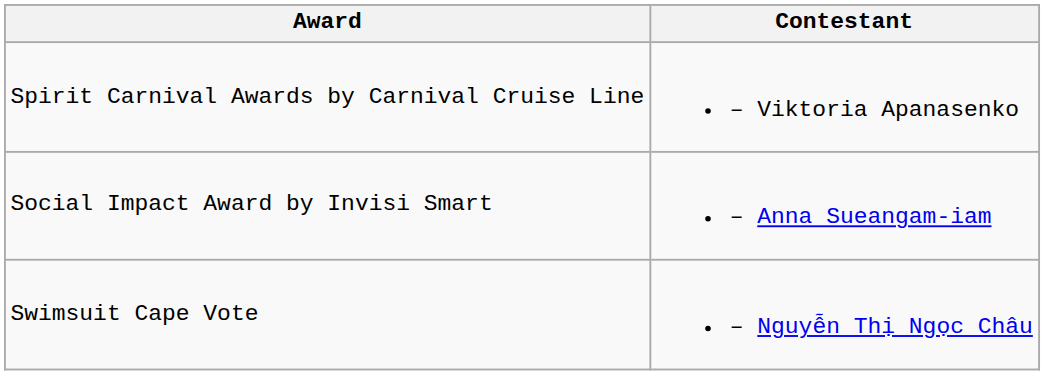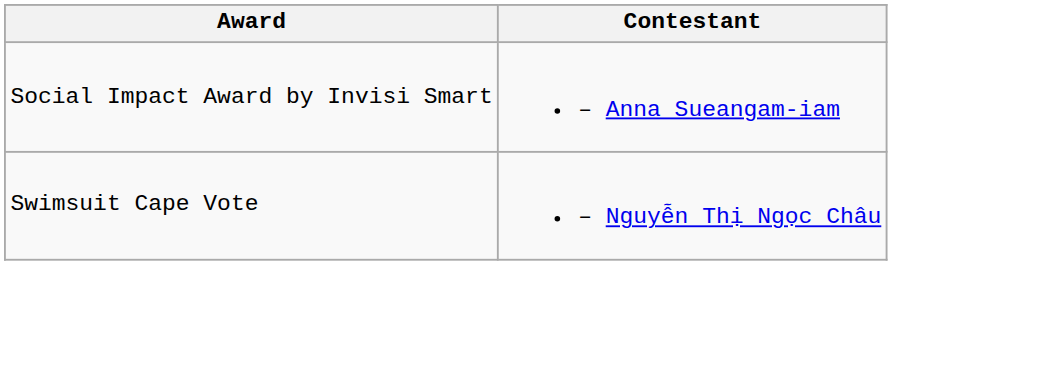- row: (327, 97)
